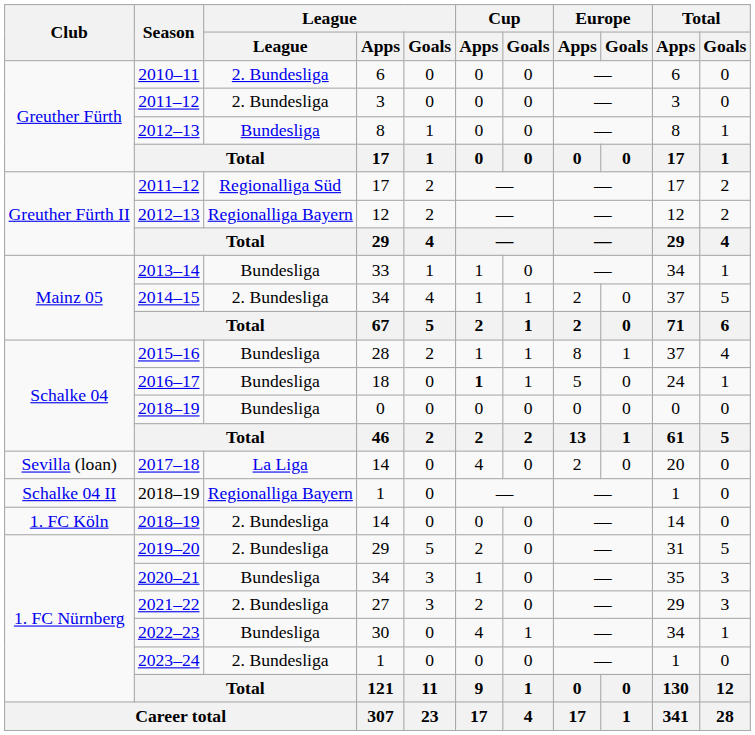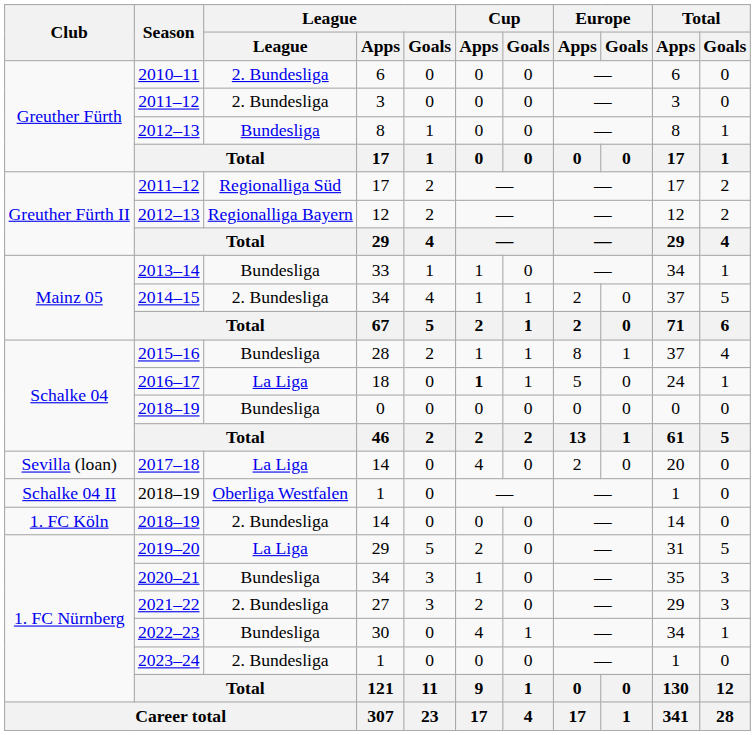(280, 381) Bundesliga -> (280, 381) La Liga
(280, 492) Regionalliga Bayern -> (280, 492) Oberliga Westfalen
(280, 548) 2. Bundesliga -> (280, 548) La Liga
